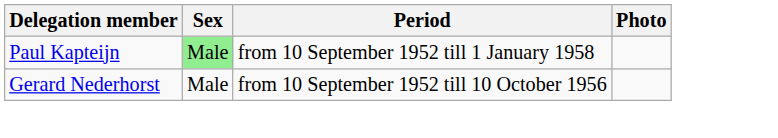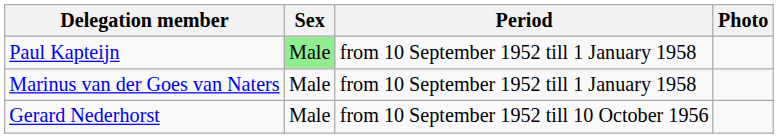+ row: (144, 84)
